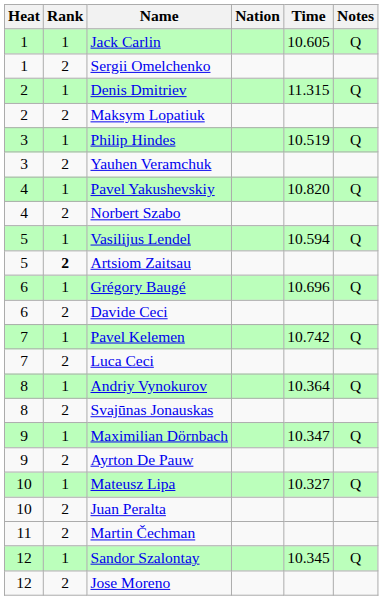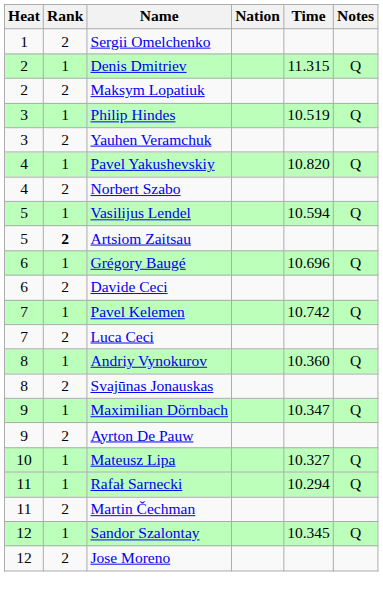- row: (126, 41)
(308, 386) 10.364 -> (308, 361) 10.360
- row: (128, 509)
+ row: (136, 484)
